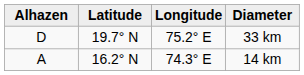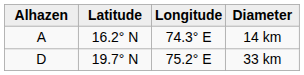rows swapped: (262, 59) <-> (262, 37)
